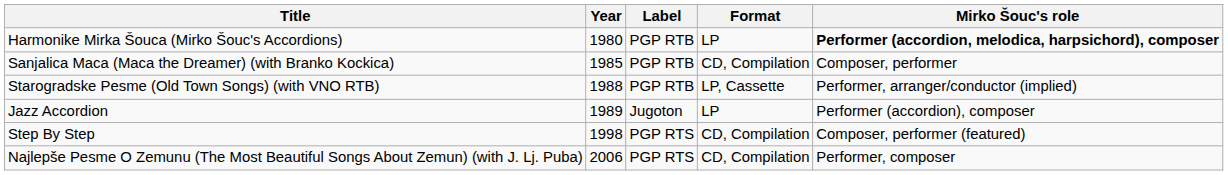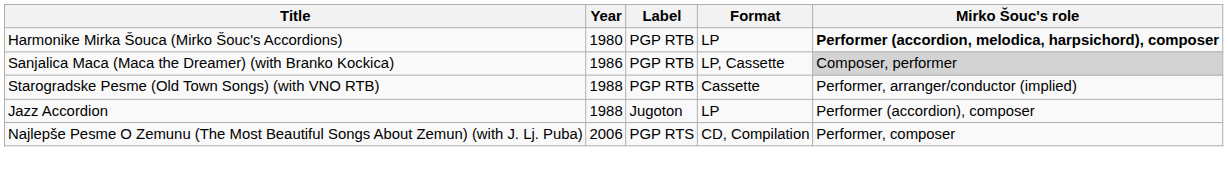(606, 63) 1985 -> (606, 63) 1986
(755, 63) CD, Compilation -> (743, 63) LP, Cassette
(887, 63) no background -> (887, 63) lightgrey background
(743, 87) LP, Cassette -> (731, 87) Cassette
(606, 110) 1989 -> (606, 110) 1988
- row: (51, 134)
